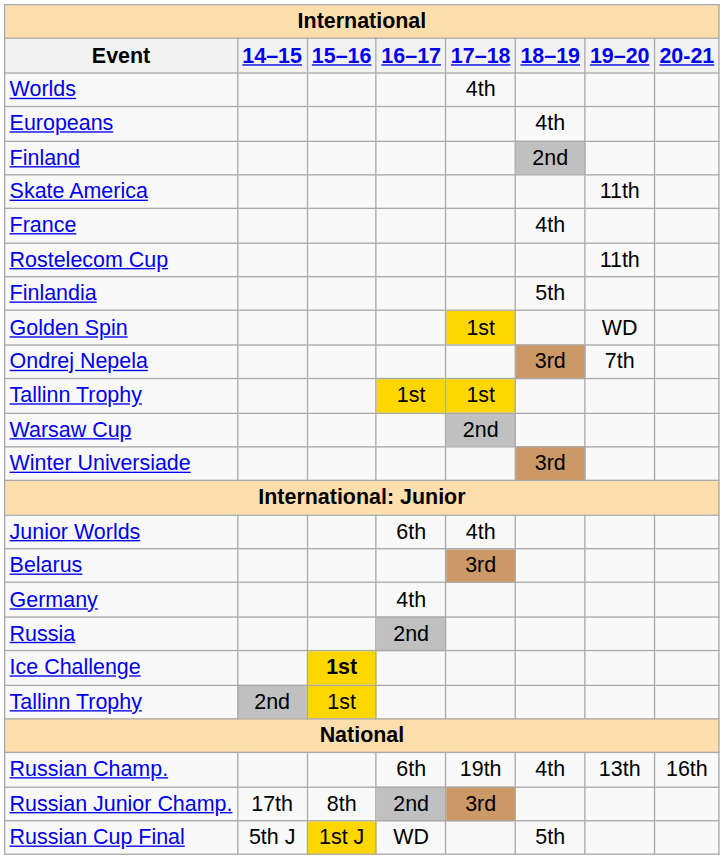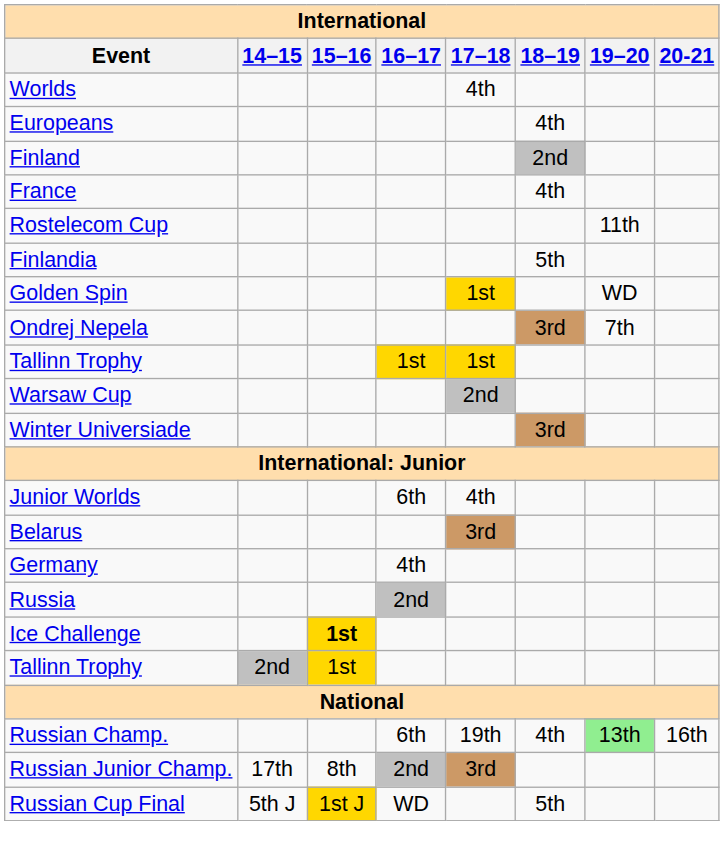- row: (79, 191)
(620, 769) no background -> (620, 735) lightgreen background
